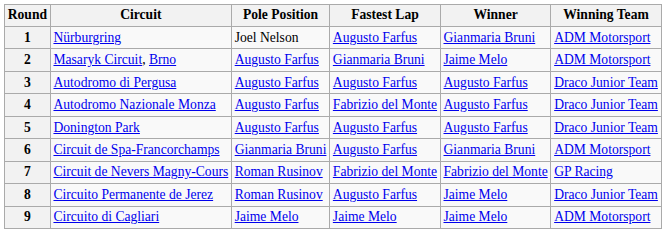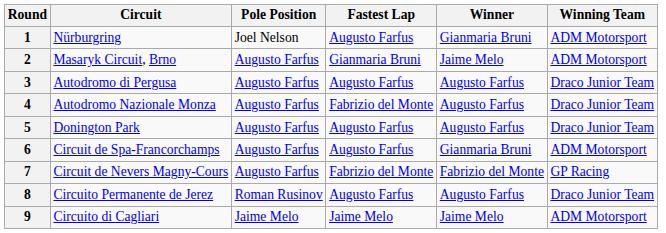(281, 149) Gianmaria Bruni -> (277, 149) Augusto Farfus
(279, 172) Roman Rusinov -> (277, 172) Augusto Farfus
(475, 194) Jaime Melo -> (482, 194) Augusto Farfus
